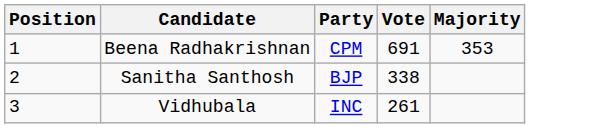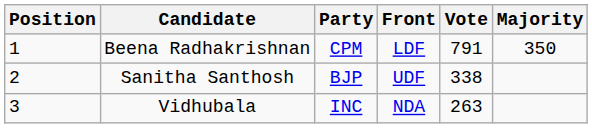+ column: (409, 19)
(404, 49) 691 -> (466, 49) 791
(477, 49) 353 -> (540, 49) 350
(404, 108) 261 -> (466, 108) 263
